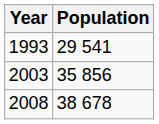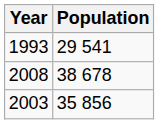rows swapped: (29, 75) <-> (29, 103)
